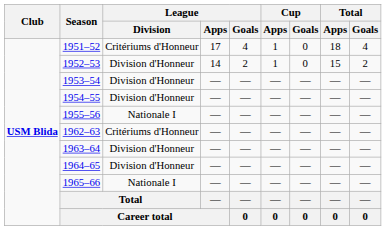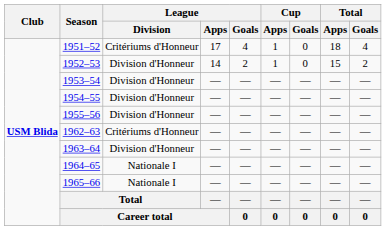(152, 115) Nationale I -> (152, 115) Division d'Honneur
(152, 166) Division d'Honneur -> (152, 166) Nationale I
